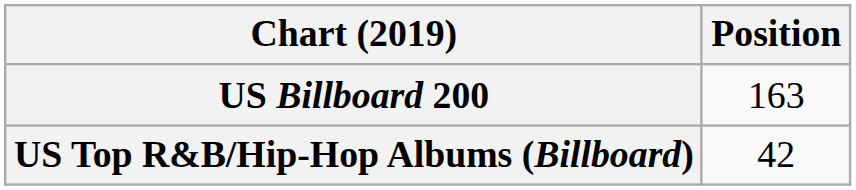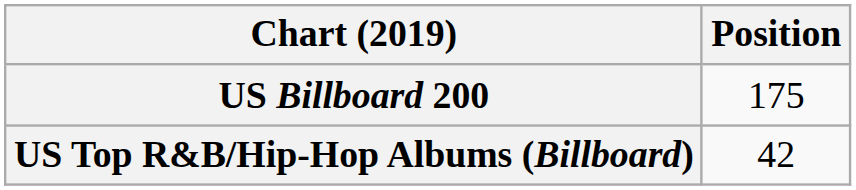(776, 94) 163 -> (776, 94) 175
